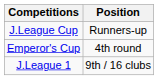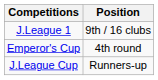rows swapped: (44, 65) <-> (44, 30)
